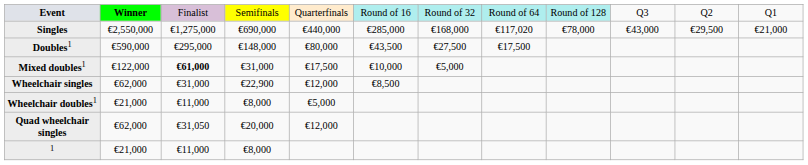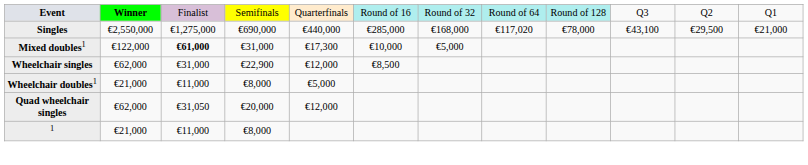(642, 29) €43,000 -> (642, 29) €43,100
- row: (52, 47)
(321, 67) €17,500 -> (321, 47) €17,300
